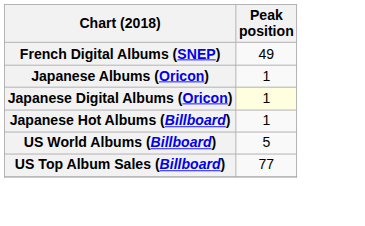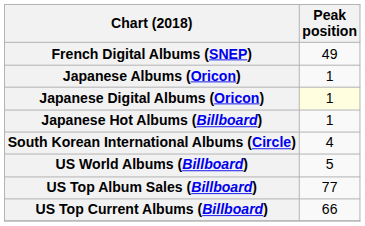+ row: (152, 143)
+ row: (152, 210)
